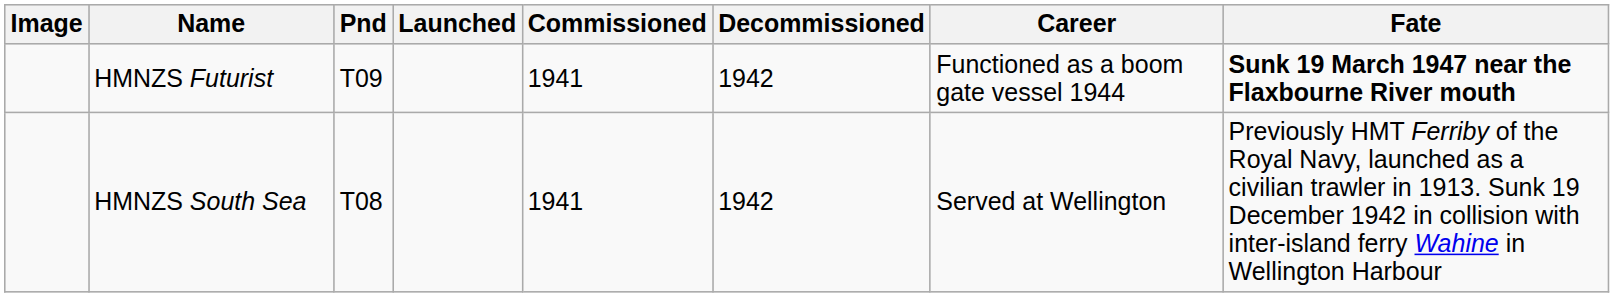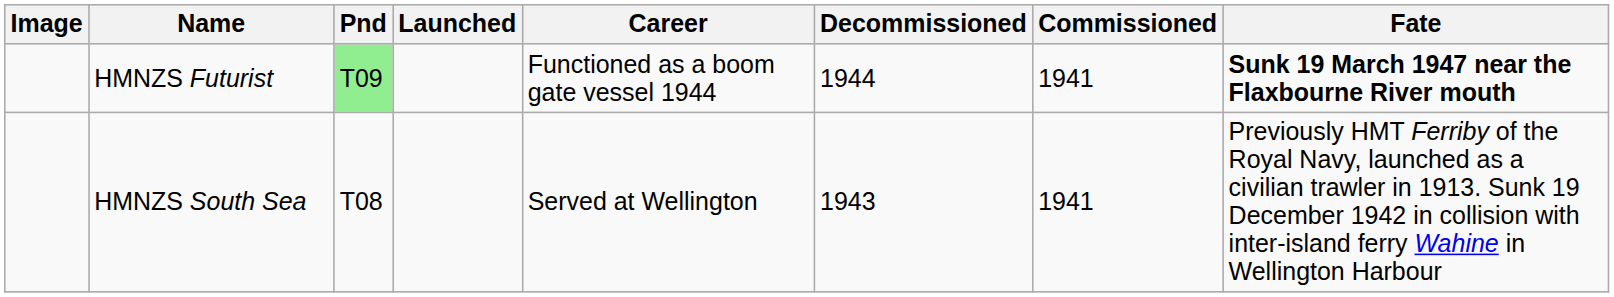columns swapped: (617, 24) <-> (1077, 24)
(361, 77) no background -> (361, 77) lightgreen background
(746, 77) 1942 -> (848, 77) 1944
(746, 201) 1942 -> (848, 201) 1943
